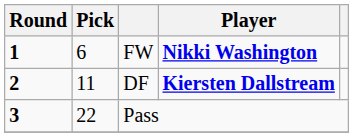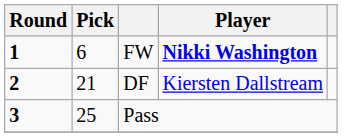(86, 83) 11 -> (86, 83) 21
(249, 83) bold -> (243, 83) normal
(86, 115) 22 -> (86, 115) 25
